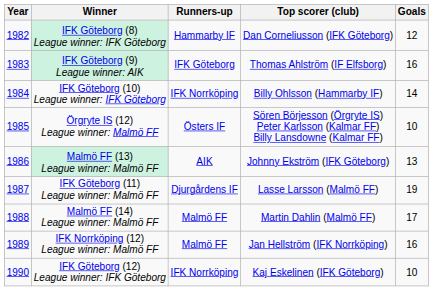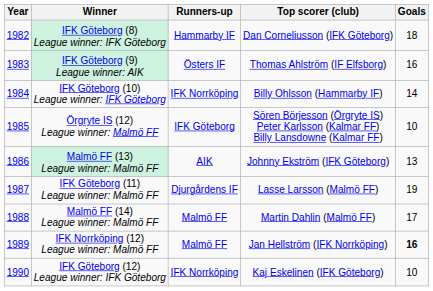(412, 35) 12 -> (412, 35) 18
(204, 65) IFK Göteborg -> (204, 65) Östers IF
(204, 127) Östers IF -> (204, 127) IFK Göteborg
(412, 244) normal -> (412, 244) bold
